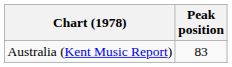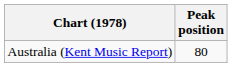(201, 51) 83 -> (201, 51) 80
